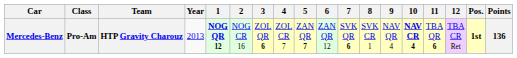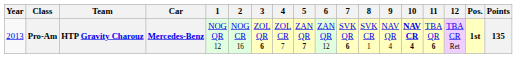columns swapped: (195, 12) <-> (35, 12)
(218, 36) bold -> (217, 36) normal
(499, 36) 136 -> (498, 36) 135
